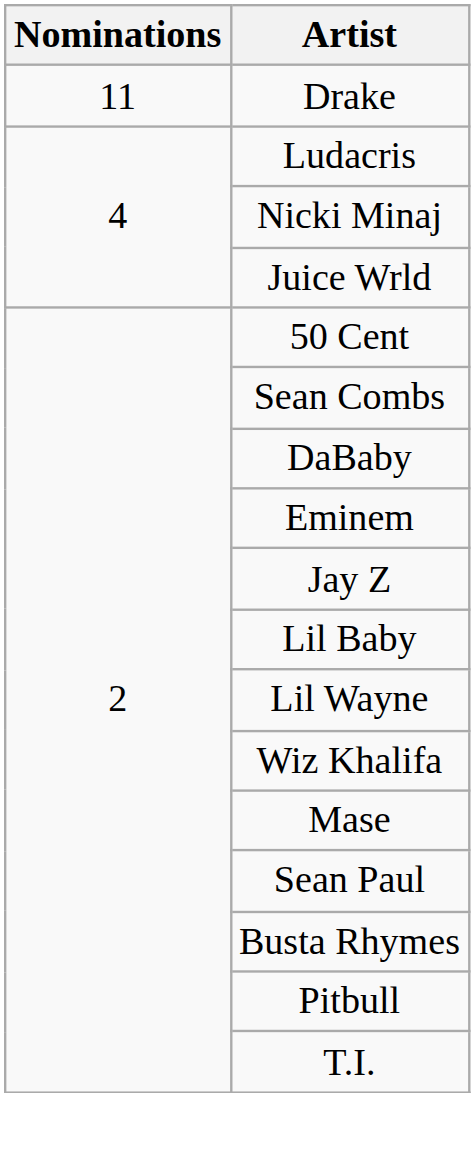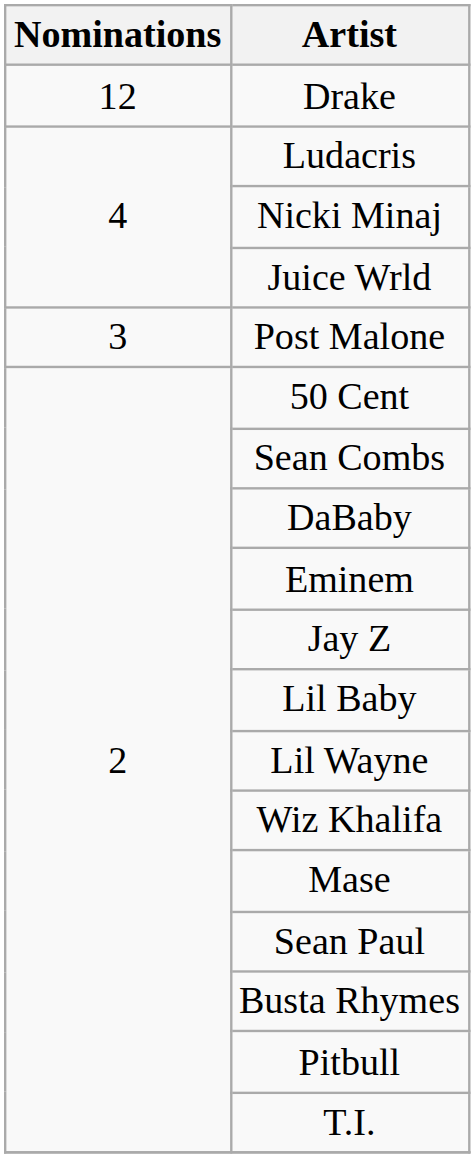(118, 95) 11 -> (118, 95) 12
+ row: (349, 336)
